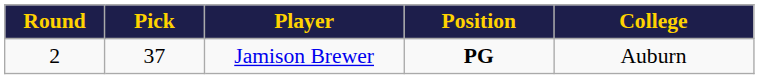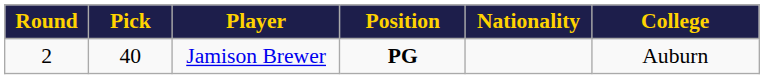+ column: (529, 21)
(154, 55) 37 -> (130, 55) 40
